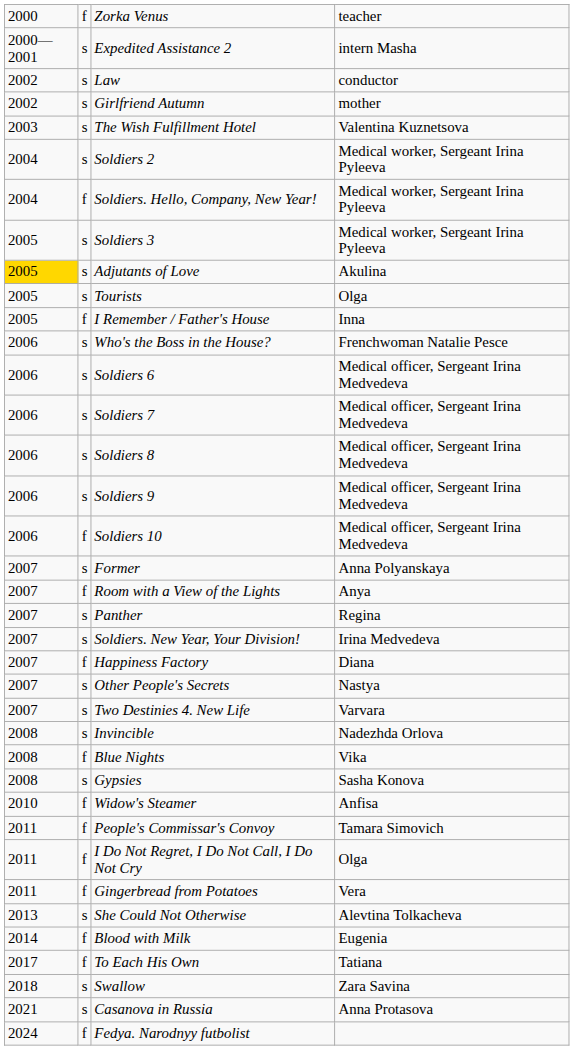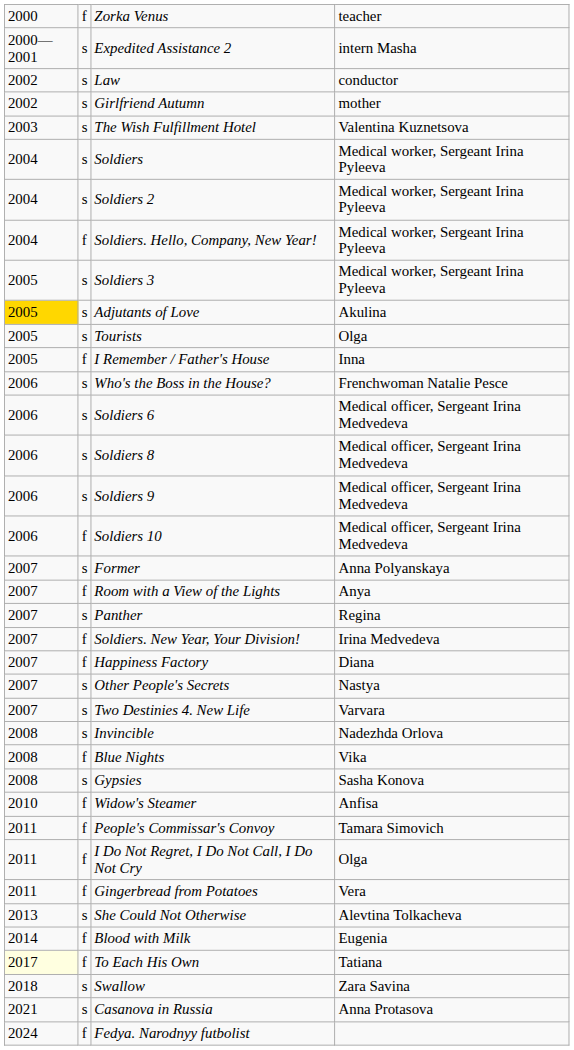+ row: (119, 159)
- row: (124, 415)
(85, 638) s -> (84, 638) f
(23, 962) no background -> (23, 962) lightyellow background
